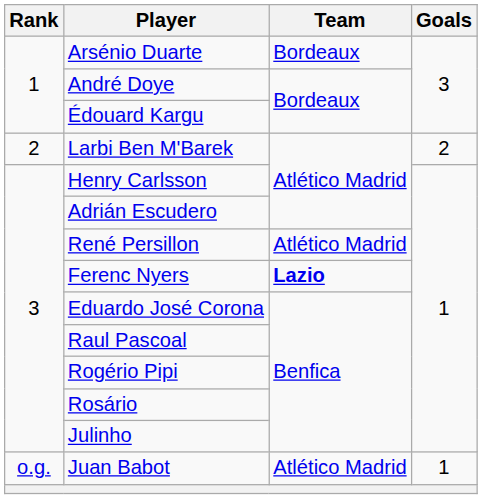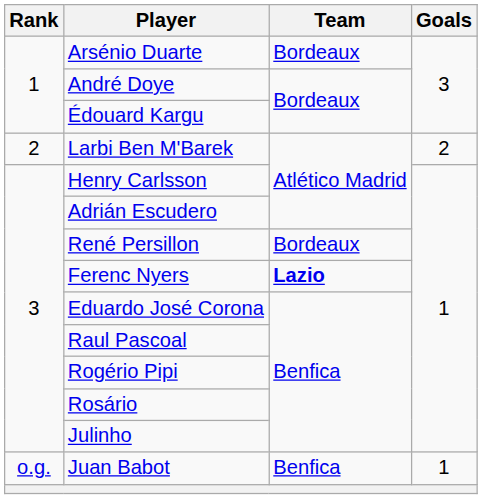(340, 244) Atlético Madrid -> (316, 244) Bordeaux
(340, 468) Atlético Madrid -> (307, 468) Benfica
